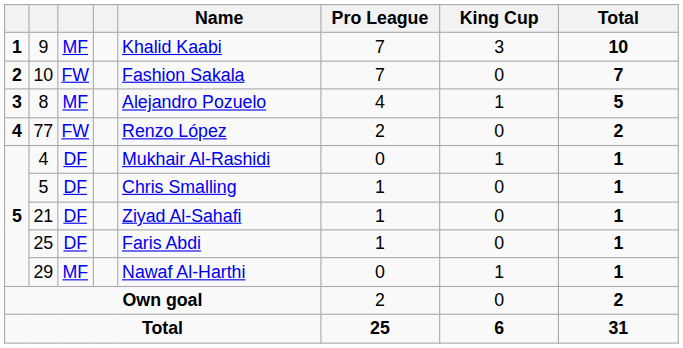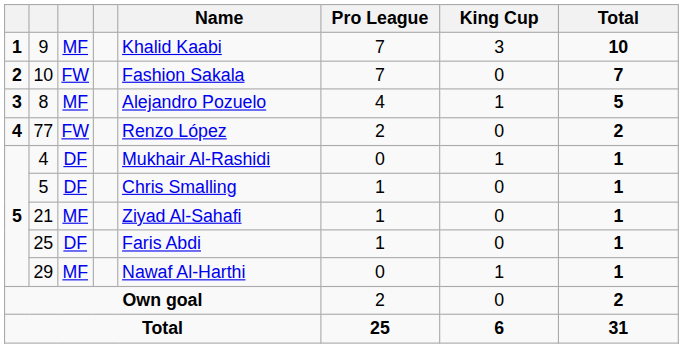(75, 215) DF -> (75, 215) MF
